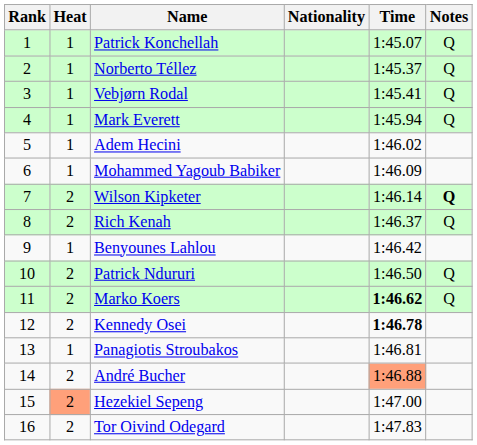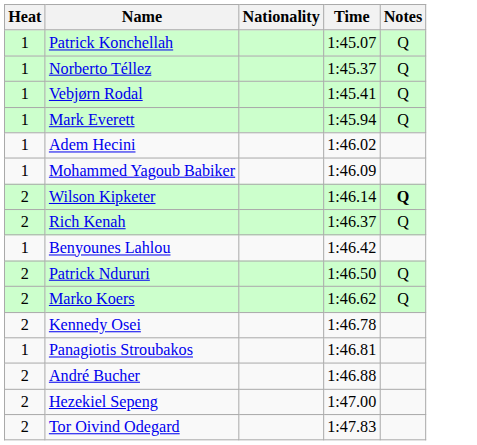- column: (27, 17)
(397, 299) bold -> (352, 299) normal
(397, 324) bold -> (352, 324) normal
(397, 376) lightsalmon background -> (352, 376) no background
(70, 401) lightsalmon background -> (25, 401) no background
